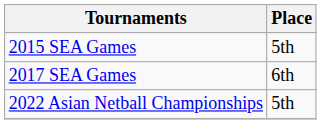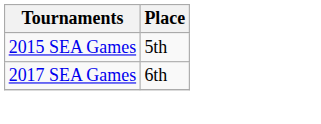- row: (136, 103)
